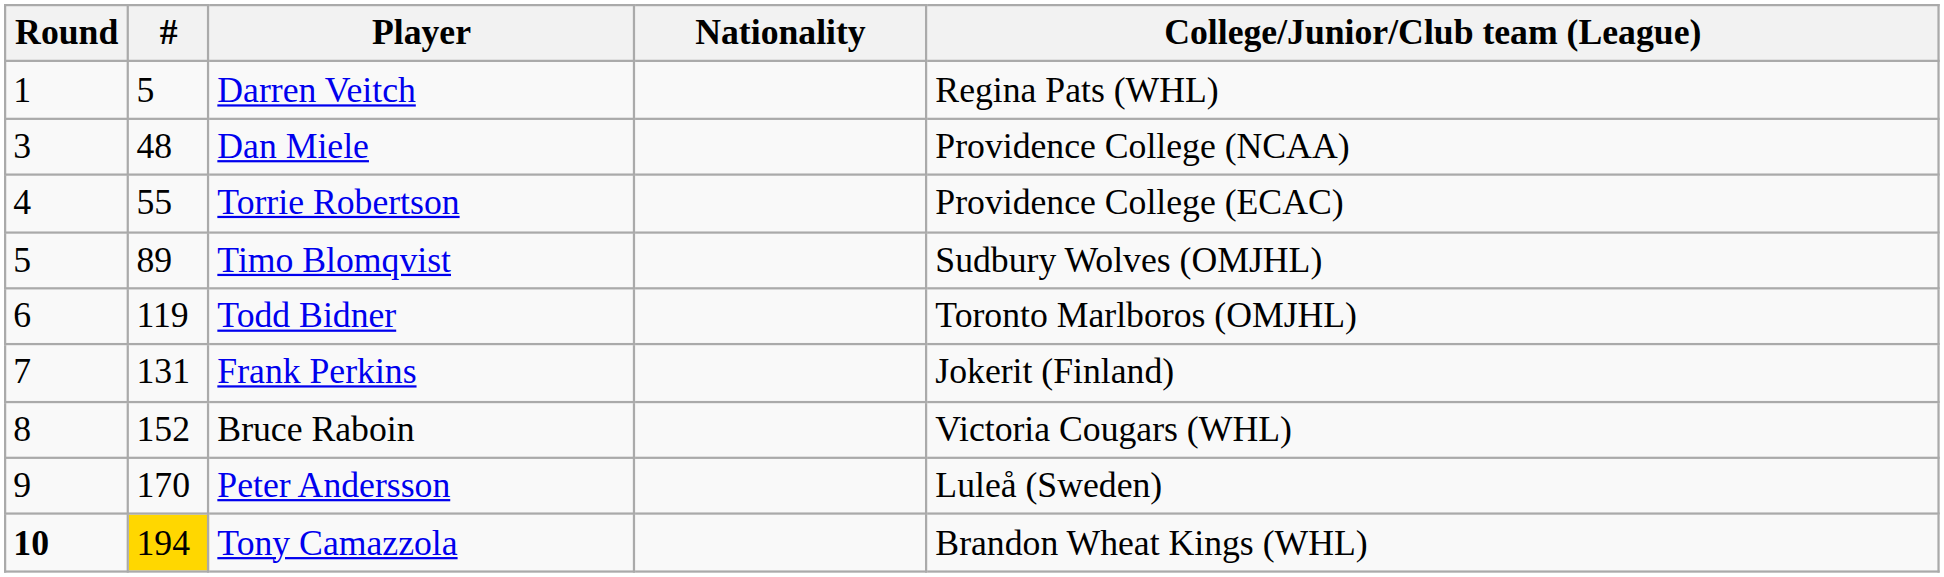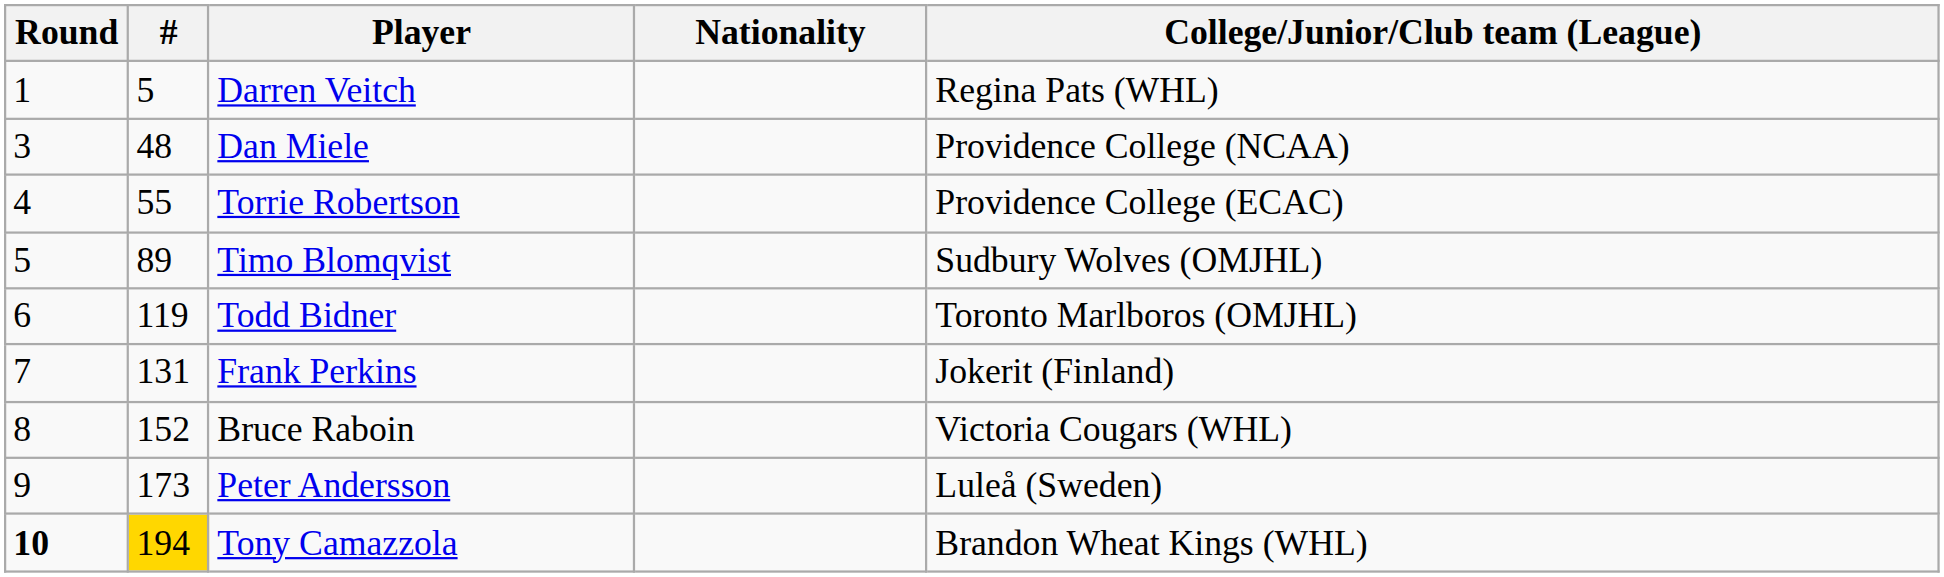(163, 485) 170 -> (163, 485) 173
